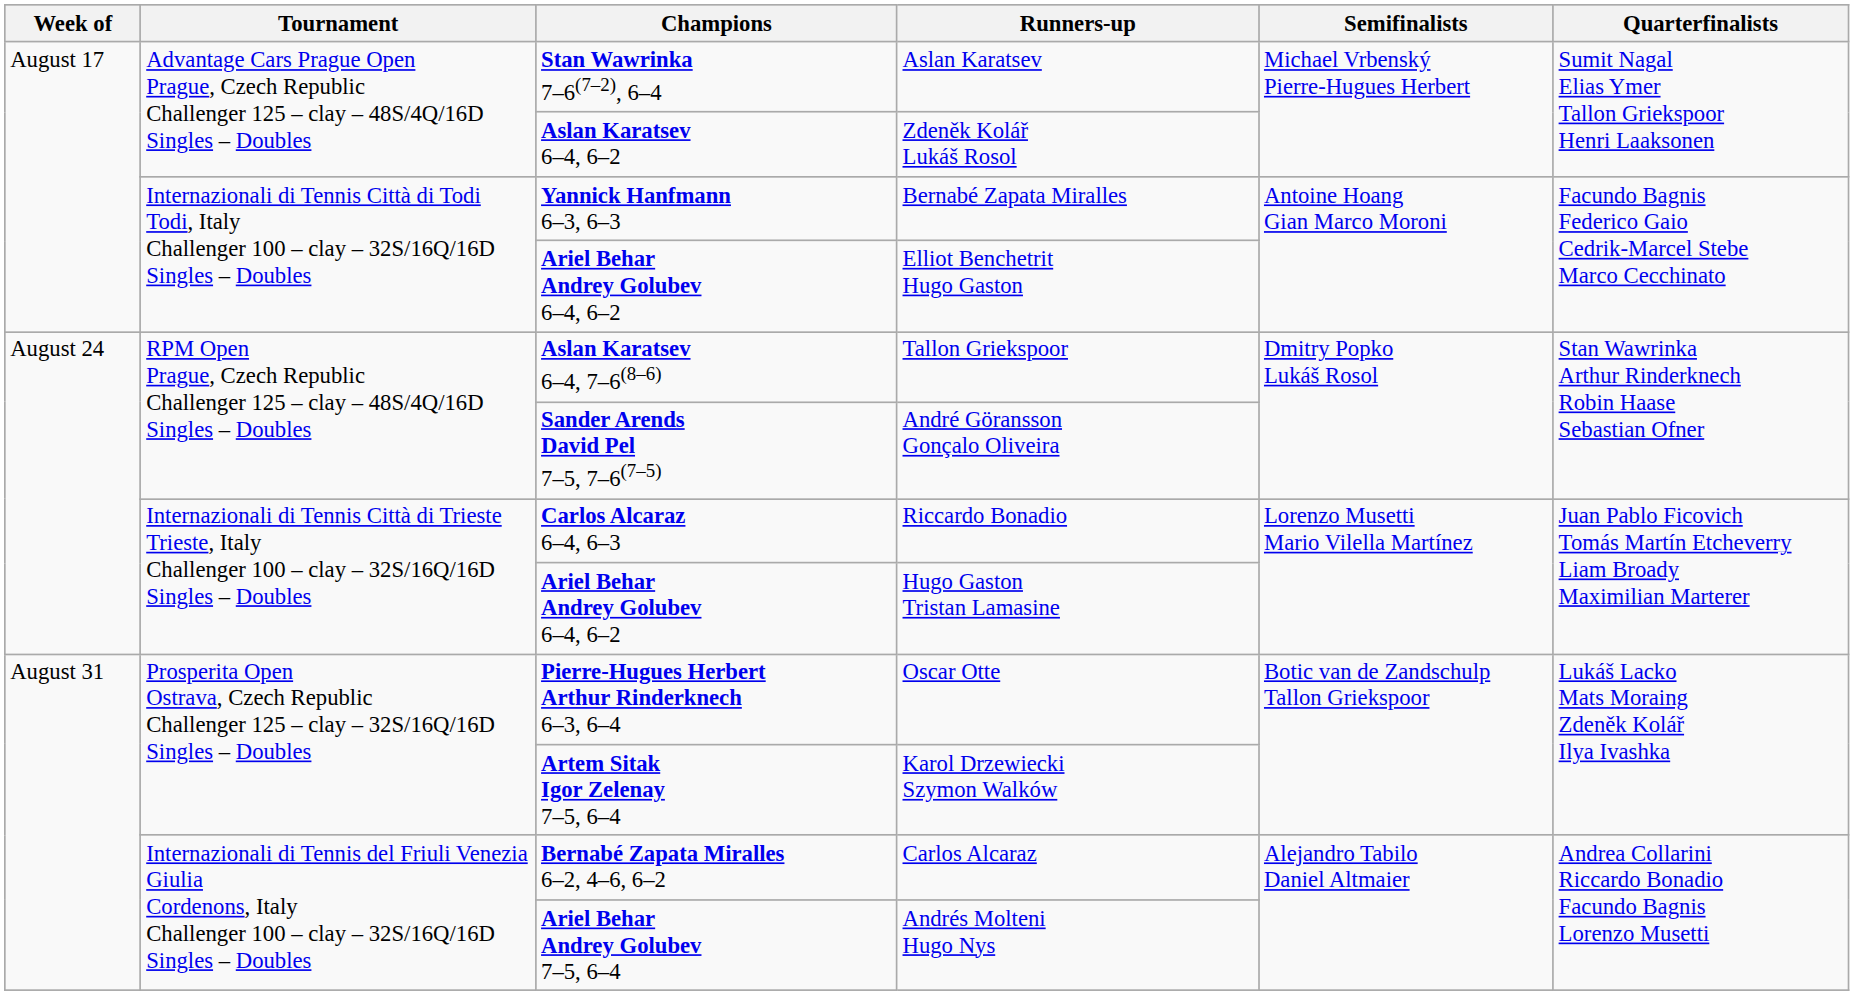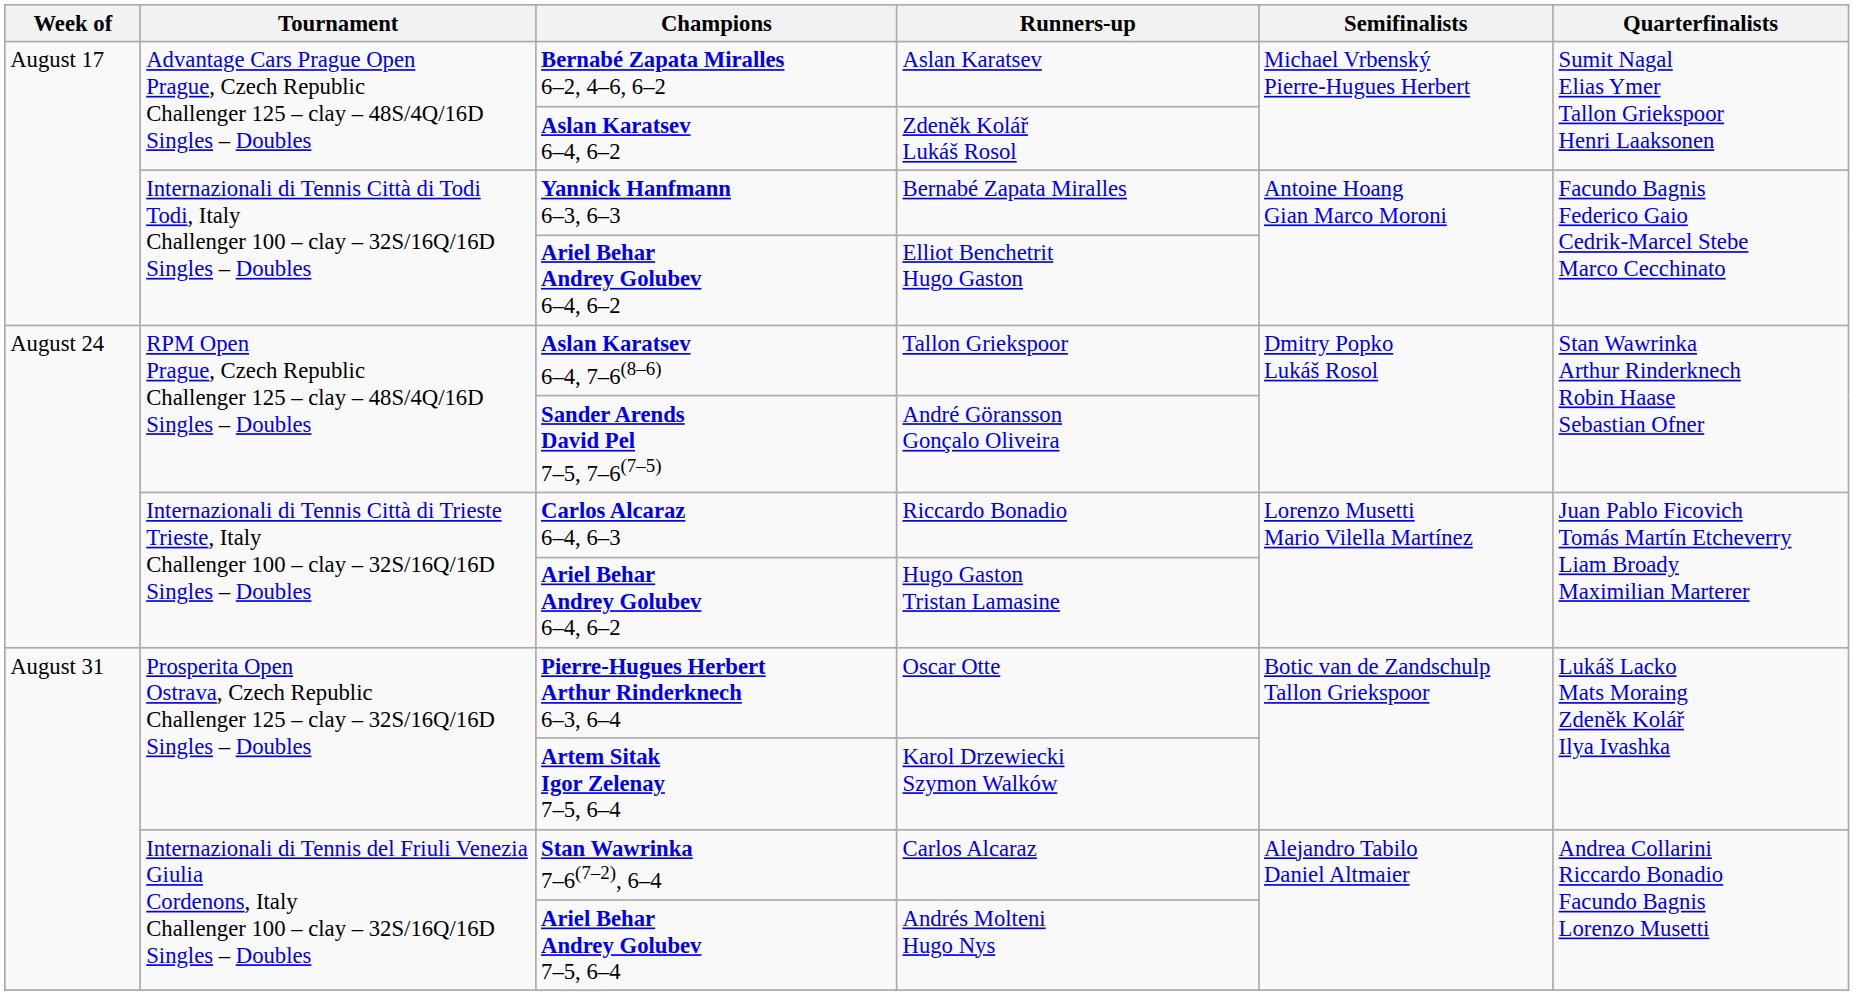(617, 76) Stan Wawrinka 7–6(7–2), 6–4 -> (663, 73) Bernabé Zapata Miralles 6–2, 4–6, 6–2
(663, 866) Bernabé Zapata Miralles 6–2, 4–6, 6–2 -> (617, 863) Stan Wawrinka 7–6(7–2), 6–4
